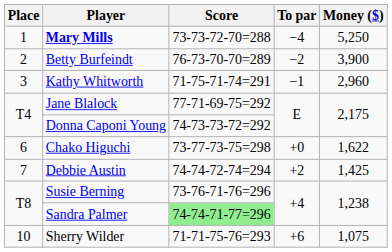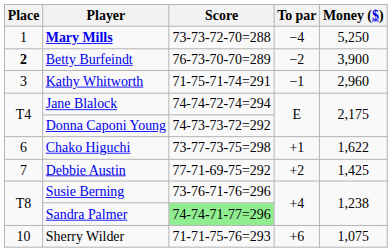(23, 59) normal -> (23, 59) bold
(222, 103) 77-71-69-75=292 -> (222, 103) 74-74-72-74=294
(297, 147) +0 -> (297, 147) +1
(222, 170) 74-74-72-74=294 -> (222, 170) 77-71-69-75=292
